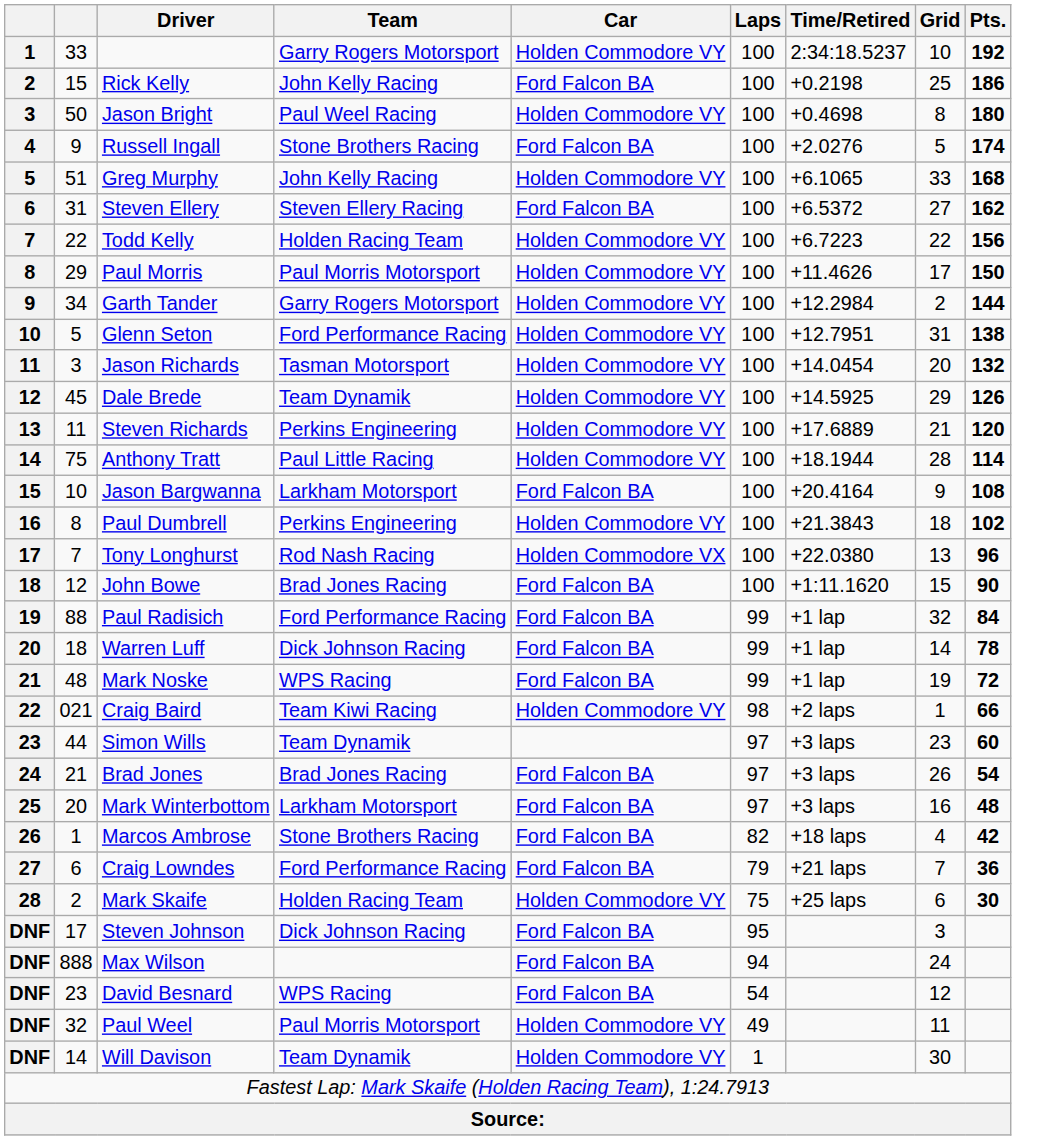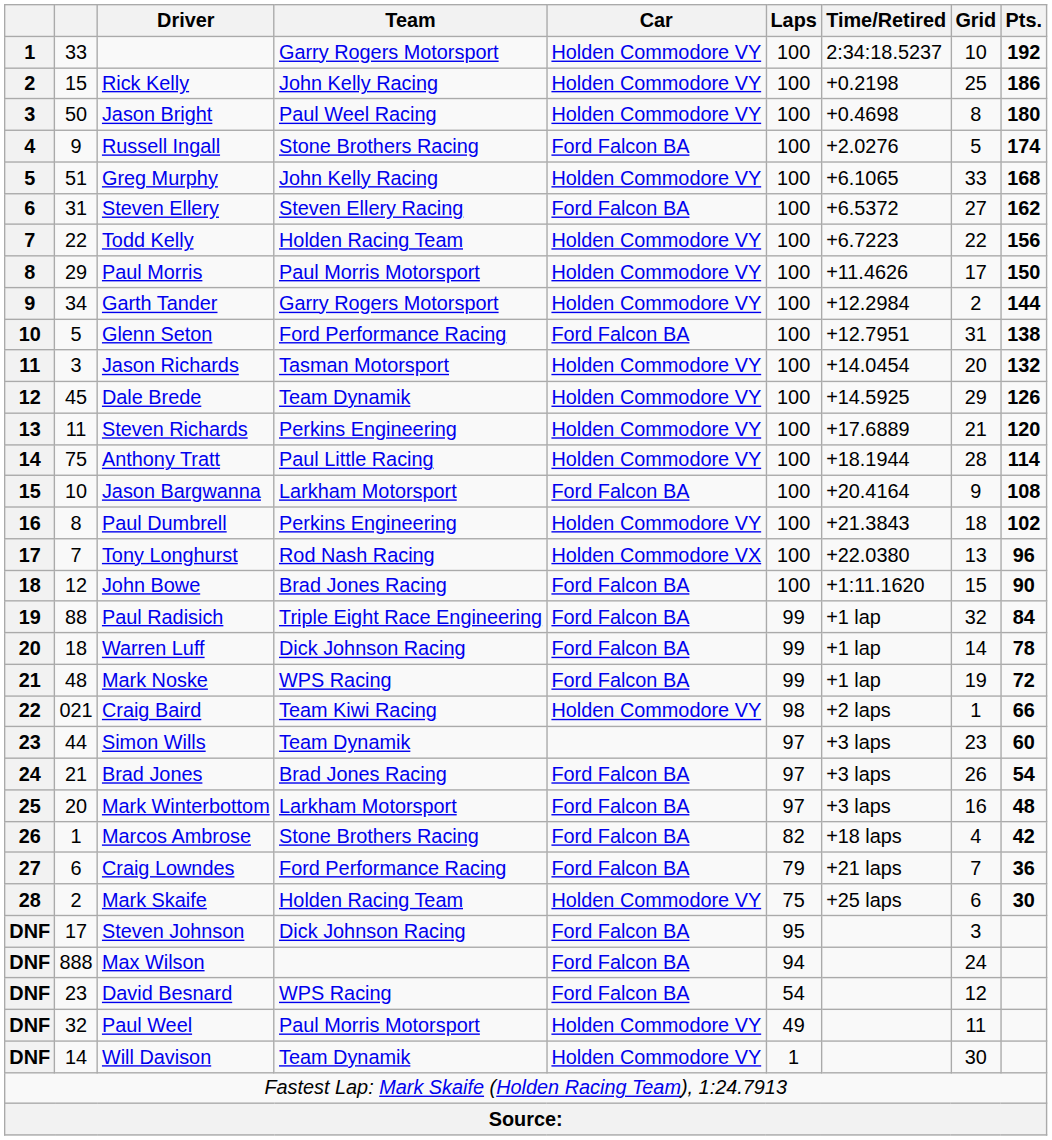(585, 84) Ford Falcon BA -> (656, 84) Holden Commodore VY
(621, 335) Holden Commodore VY -> (620, 335) Ford Falcon BA
(393, 617) Ford Performance Racing -> (411, 617) Triple Eight Race Engineering
